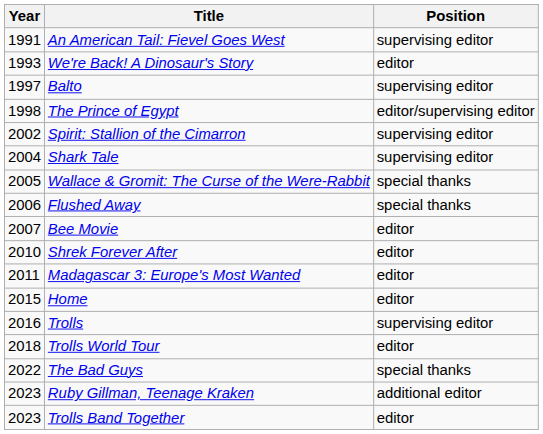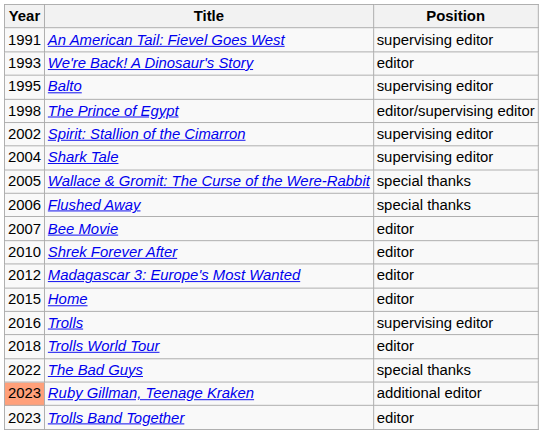(24, 87) 1997 -> (24, 87) 1995
(24, 275) 2011 -> (24, 275) 2012
(24, 393) no background -> (24, 393) lightsalmon background
